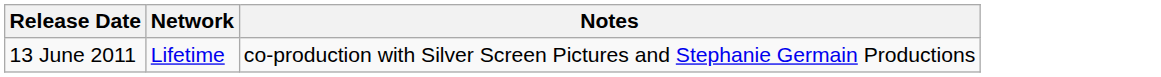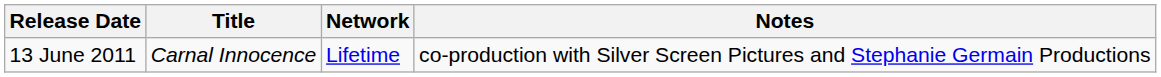+ column: (234, 21)
